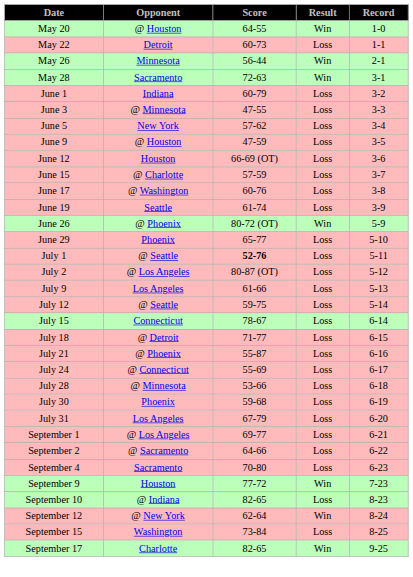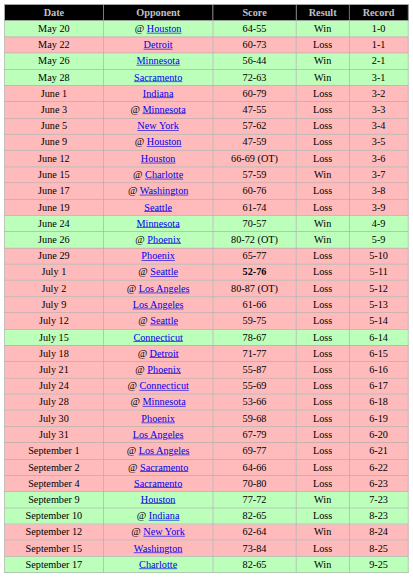(323, 175) Loss -> (323, 175) Win
+ row: (54, 223)
